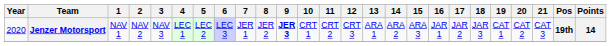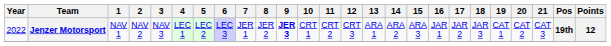(16, 29) 2020 -> (16, 29) 2022
(591, 29) 14 -> (591, 29) 12
